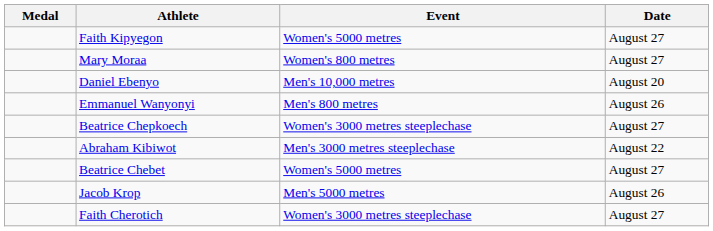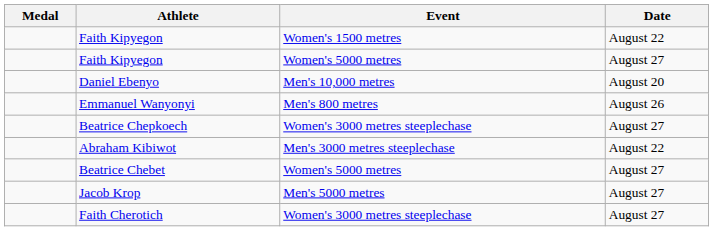+ row: (121, 38)
- row: (113, 60)
(636, 192) August 26 -> (636, 192) August 27
